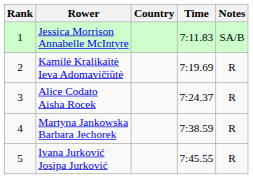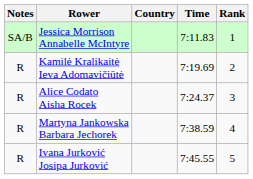columns swapped: (20, 13) <-> (232, 13)
